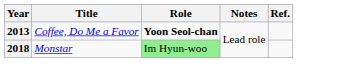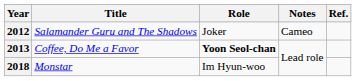+ row: (18, 31)
(175, 48) lightgreen background -> (234, 66) no background
